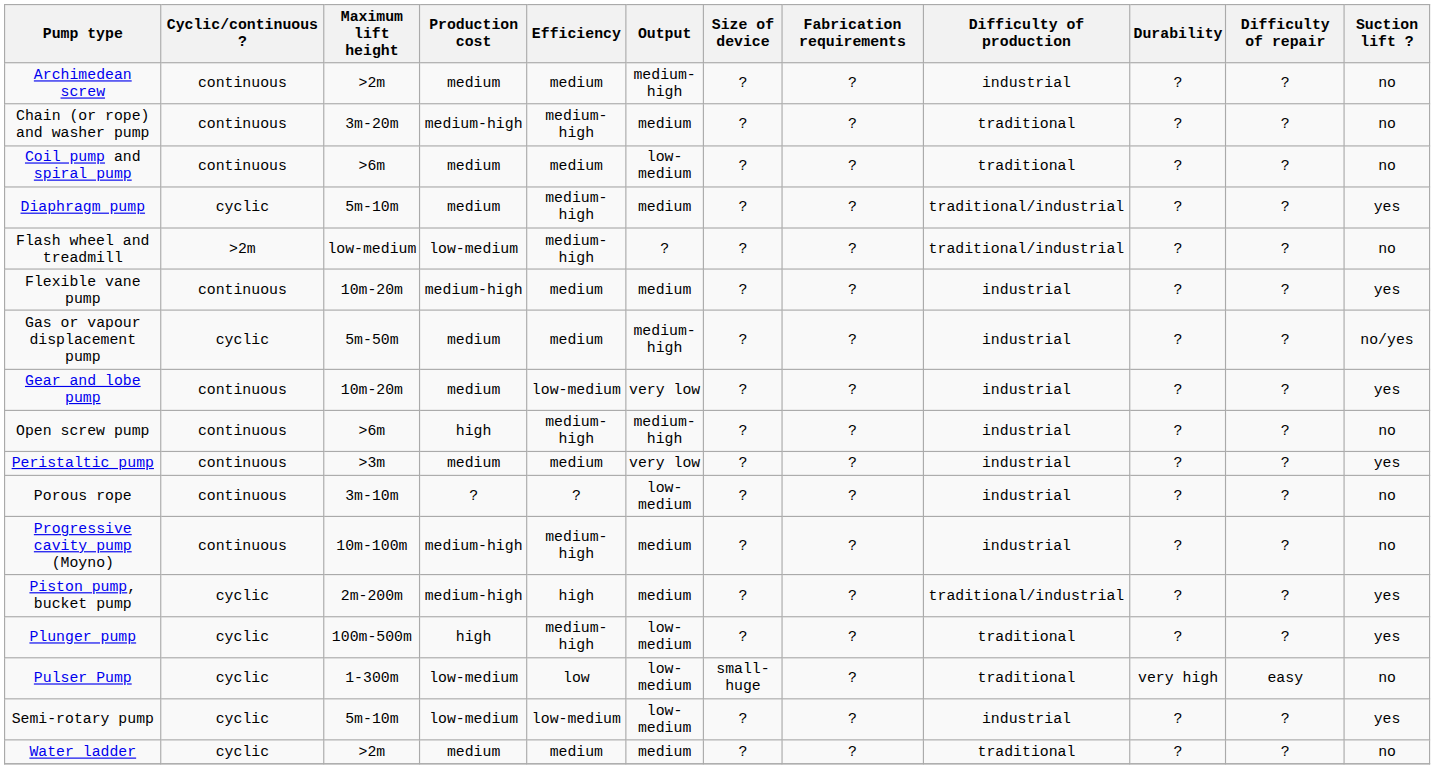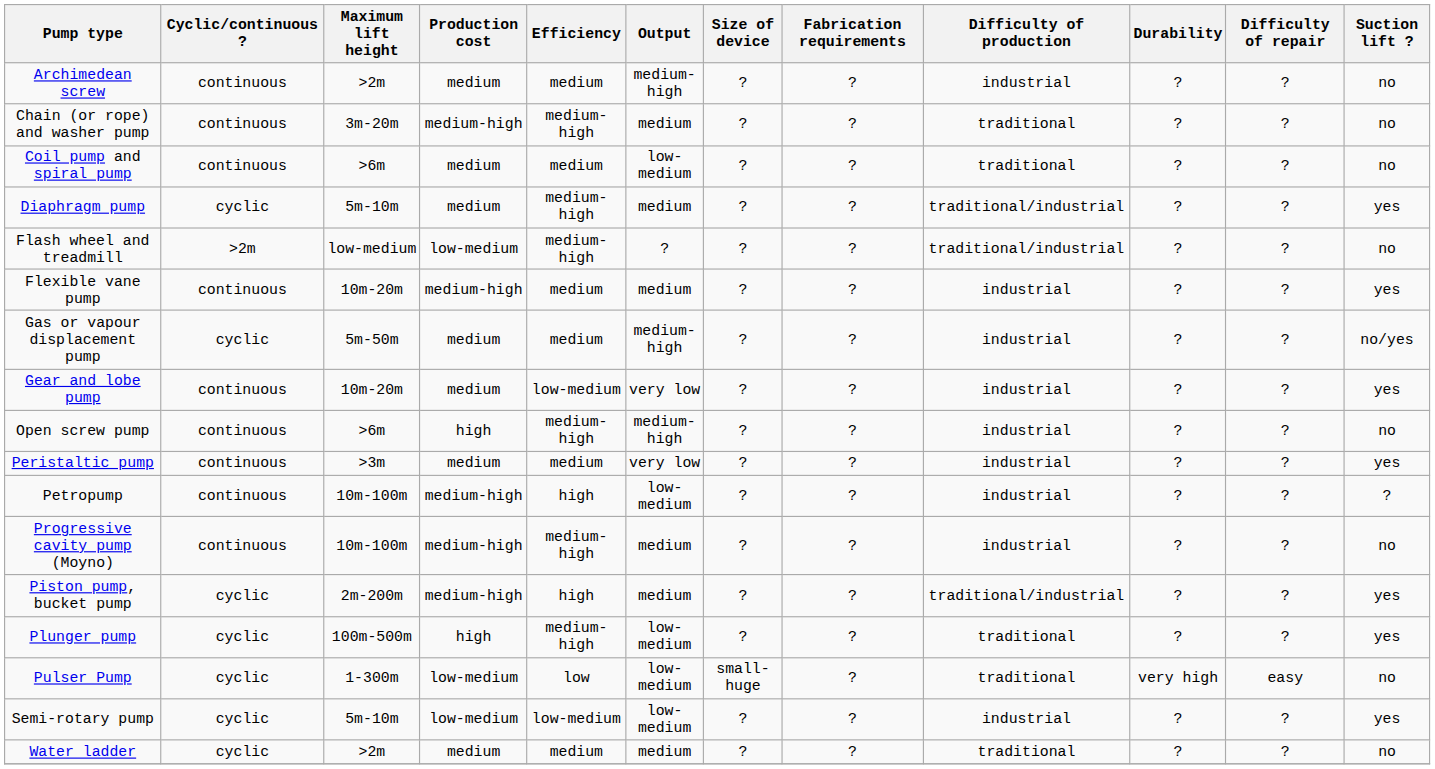+ row: (83, 496)
- row: (83, 496)
